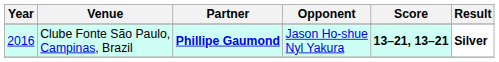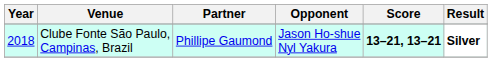(21, 41) 2016 -> (21, 41) 2018
(228, 41) bold -> (224, 41) normal
